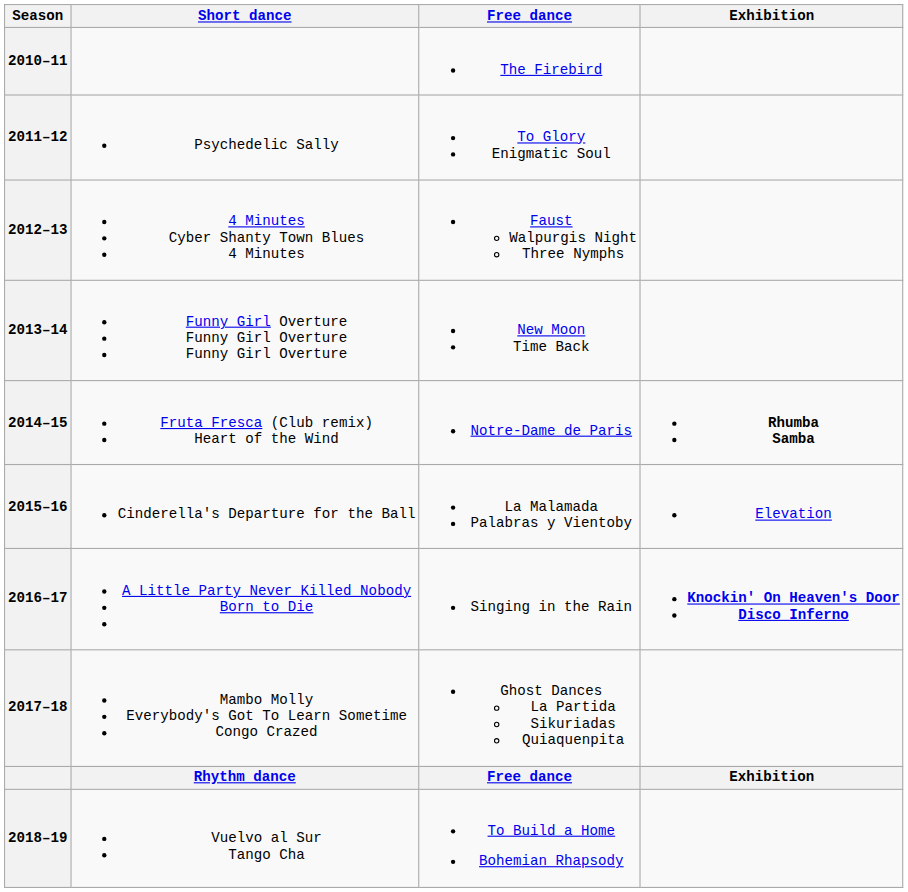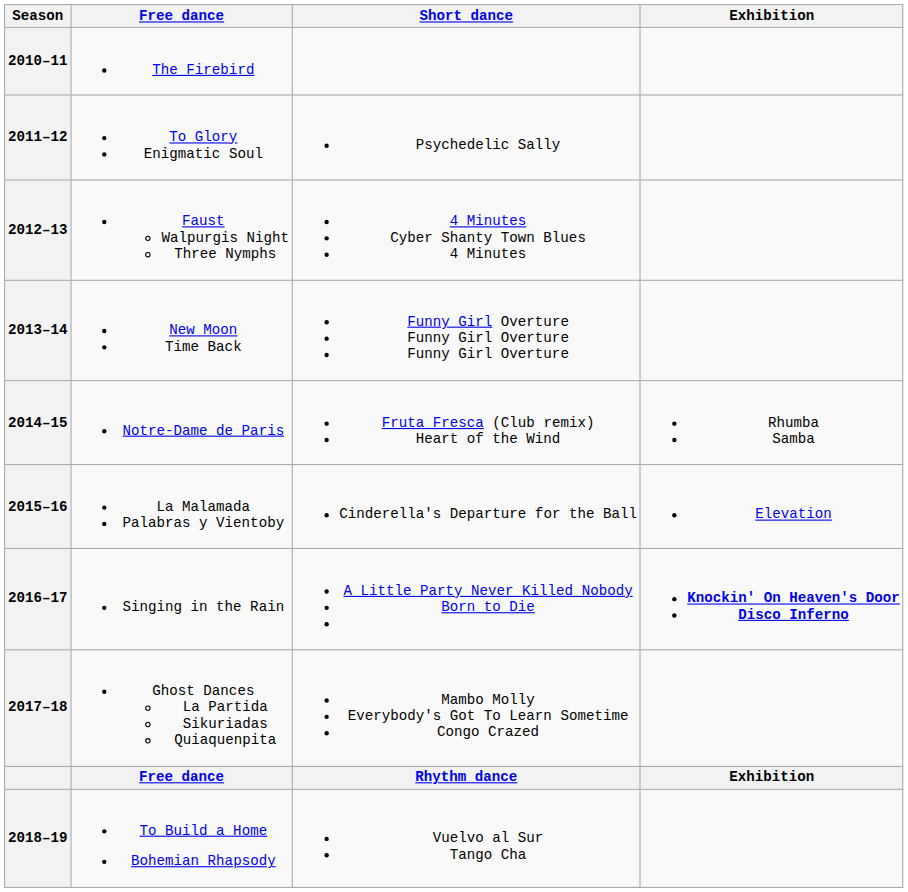columns swapped: (245, 16) <-> (530, 16)
(772, 431) bold -> (772, 431) normal
